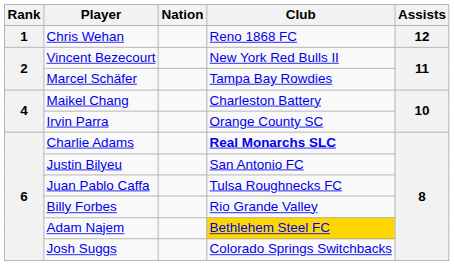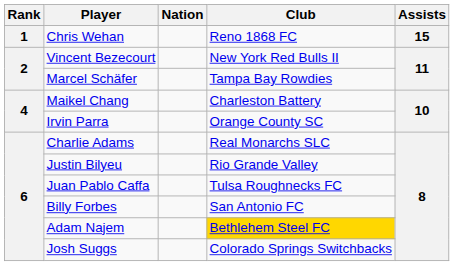(422, 36) 12 -> (422, 36) 15
(273, 143) bold -> (270, 143) normal
(257, 164) San Antonio FC -> (264, 164) Rio Grande Valley
(264, 206) Rio Grande Valley -> (257, 206) San Antonio FC
